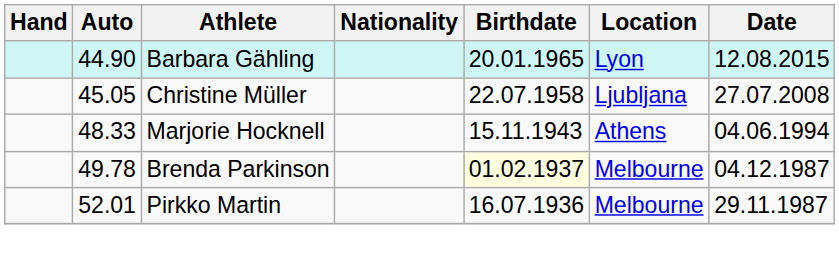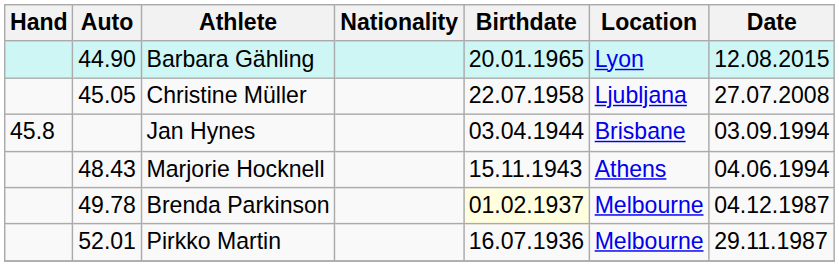+ row: (201, 132)
(107, 132) 48.33 -> (107, 168) 48.43
